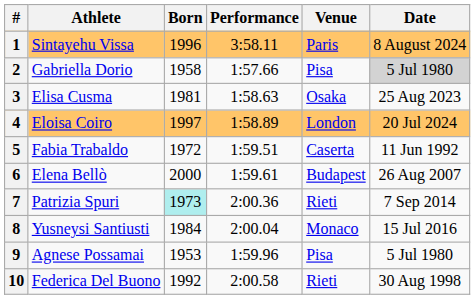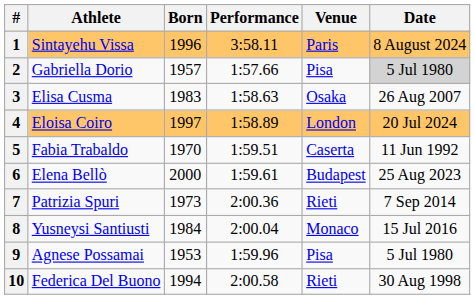(185, 70) 1958 -> (185, 70) 1957
(185, 97) 1981 -> (185, 97) 1983
(420, 97) 25 Aug 2023 -> (420, 97) 26 Aug 2007
(185, 149) 1972 -> (185, 149) 1970
(420, 176) 26 Aug 2007 -> (420, 176) 25 Aug 2023
(185, 202) paleturquoise background -> (185, 202) no background
(185, 281) 1992 -> (185, 281) 1994
